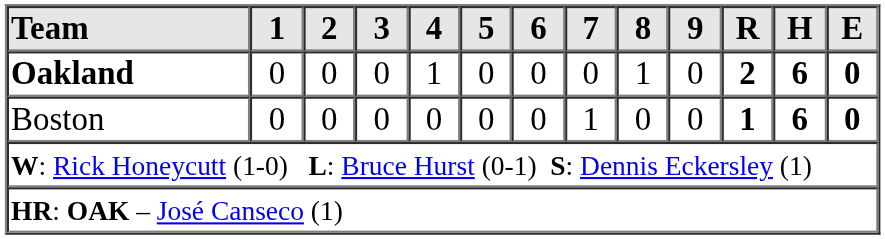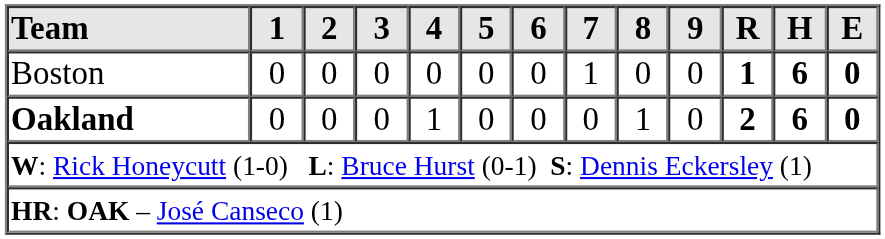rows swapped: (72, 73) <-> (58, 118)
